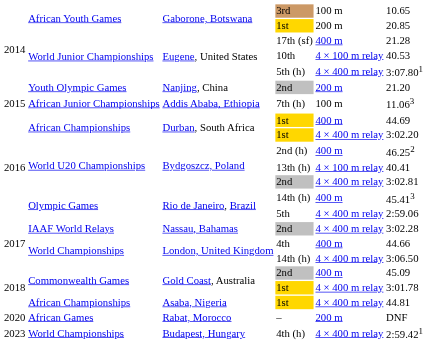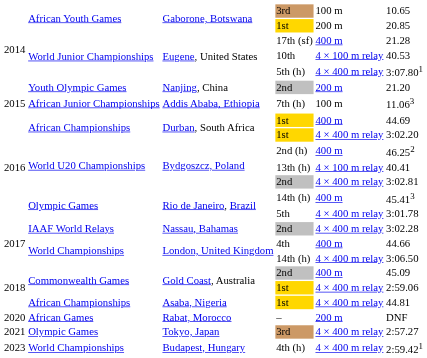(402, 214) 2:59.06 -> (402, 214) 3:01.78
(402, 288) 3:01.78 -> (402, 288) 2:59.06
+ row: (191, 332)
